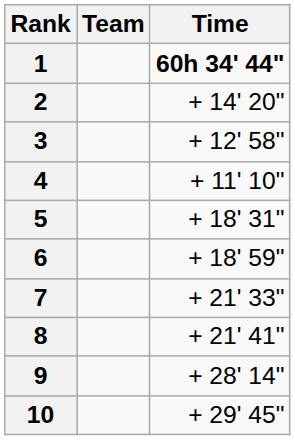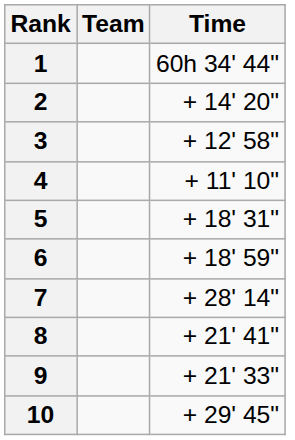(220, 63) bold -> (217, 63) normal
(236, 297) + 21' 33" -> (231, 297) + 28' 14"
(236, 375) + 28' 14" -> (231, 375) + 21' 33"
